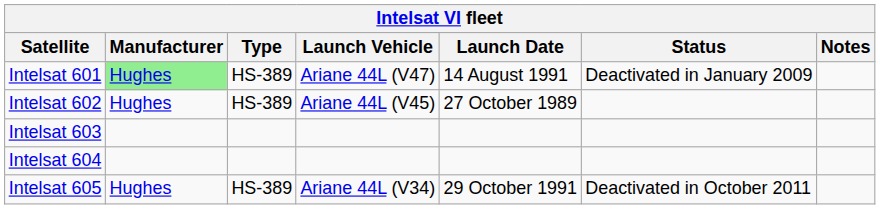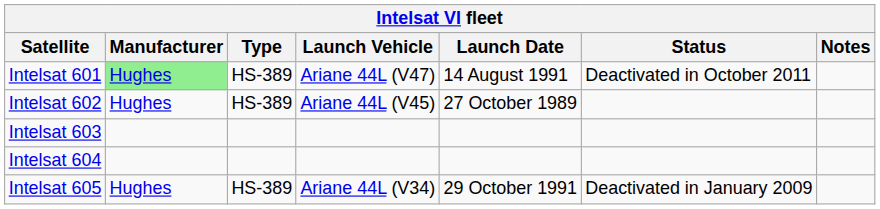(699, 75) Deactivated in January 2009 -> (698, 75) Deactivated in October 2011
(698, 189) Deactivated in October 2011 -> (699, 189) Deactivated in January 2009
